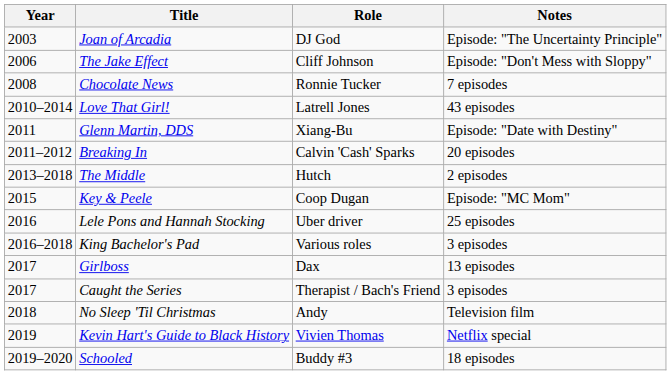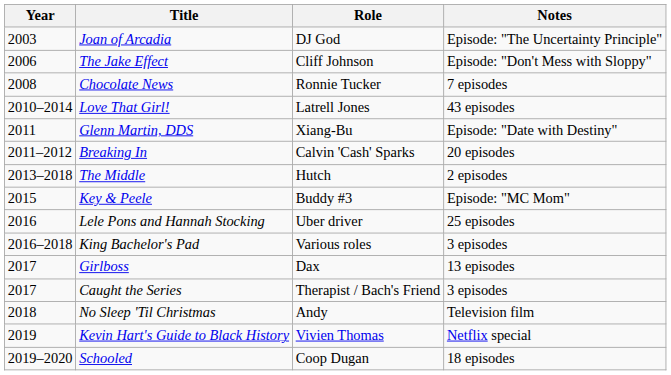(332, 198) Coop Dugan -> (324, 198) Buddy #3
(324, 358) Buddy #3 -> (332, 358) Coop Dugan
